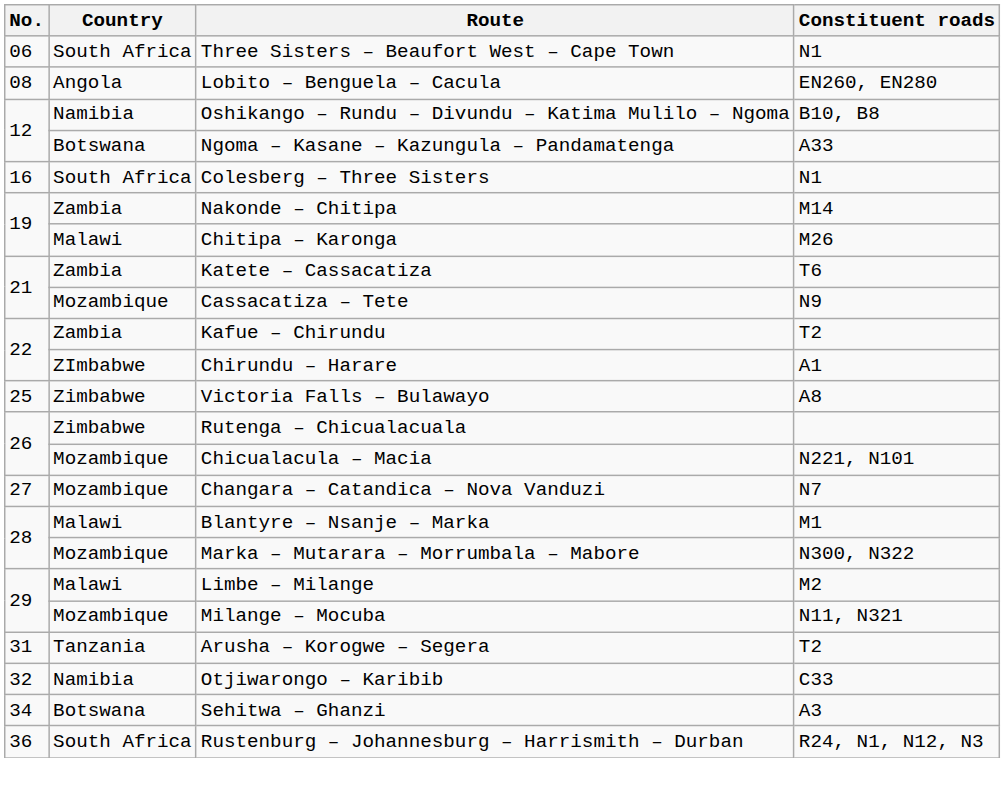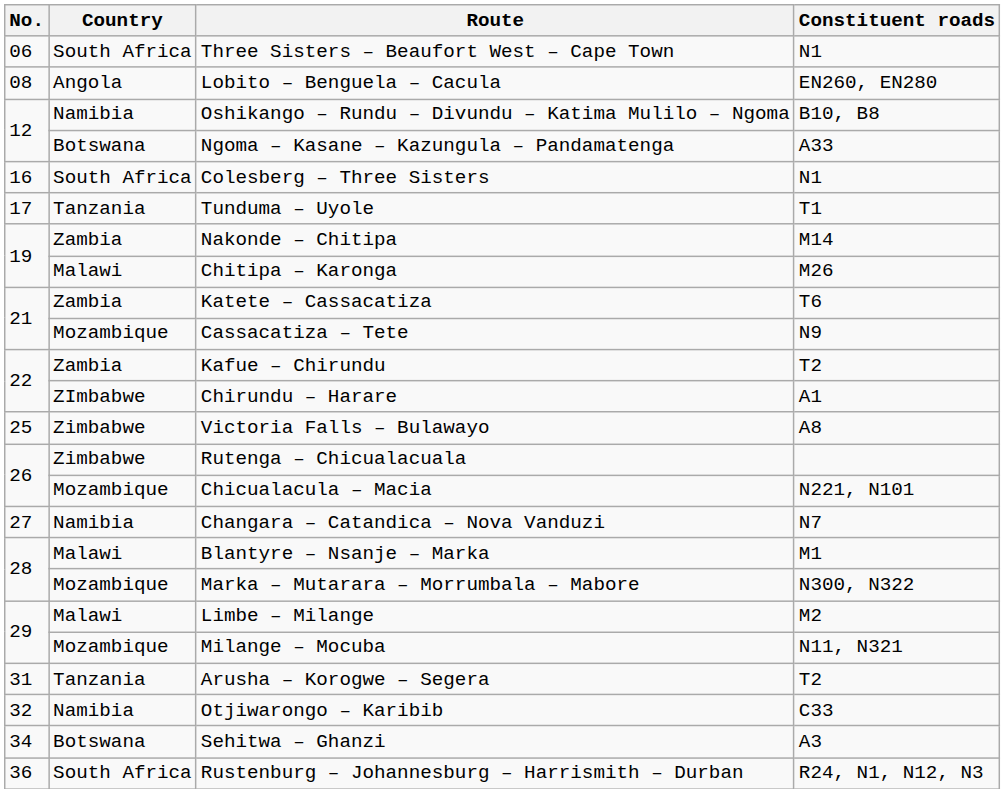+ row: (287, 209)
(111, 491) Mozambique -> (94, 522) Namibia
